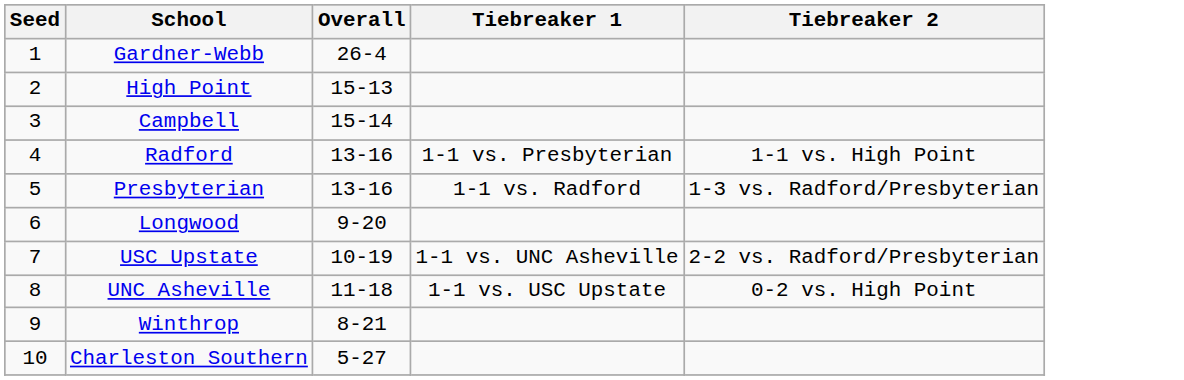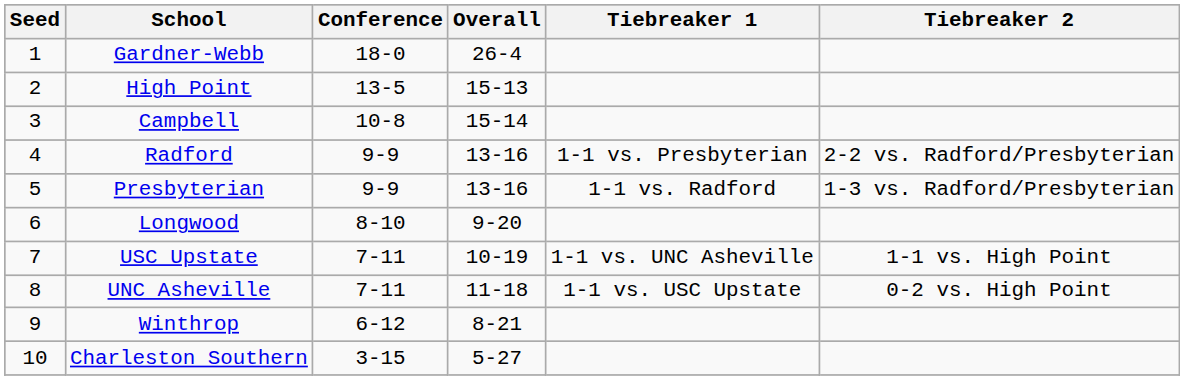+ column: (380, 22)
(864, 157) 1-1 vs. High Point -> (999, 157) 2-2 vs. Radford/Presbyterian
(864, 258) 2-2 vs. Radford/Presbyterian -> (999, 258) 1-1 vs. High Point
